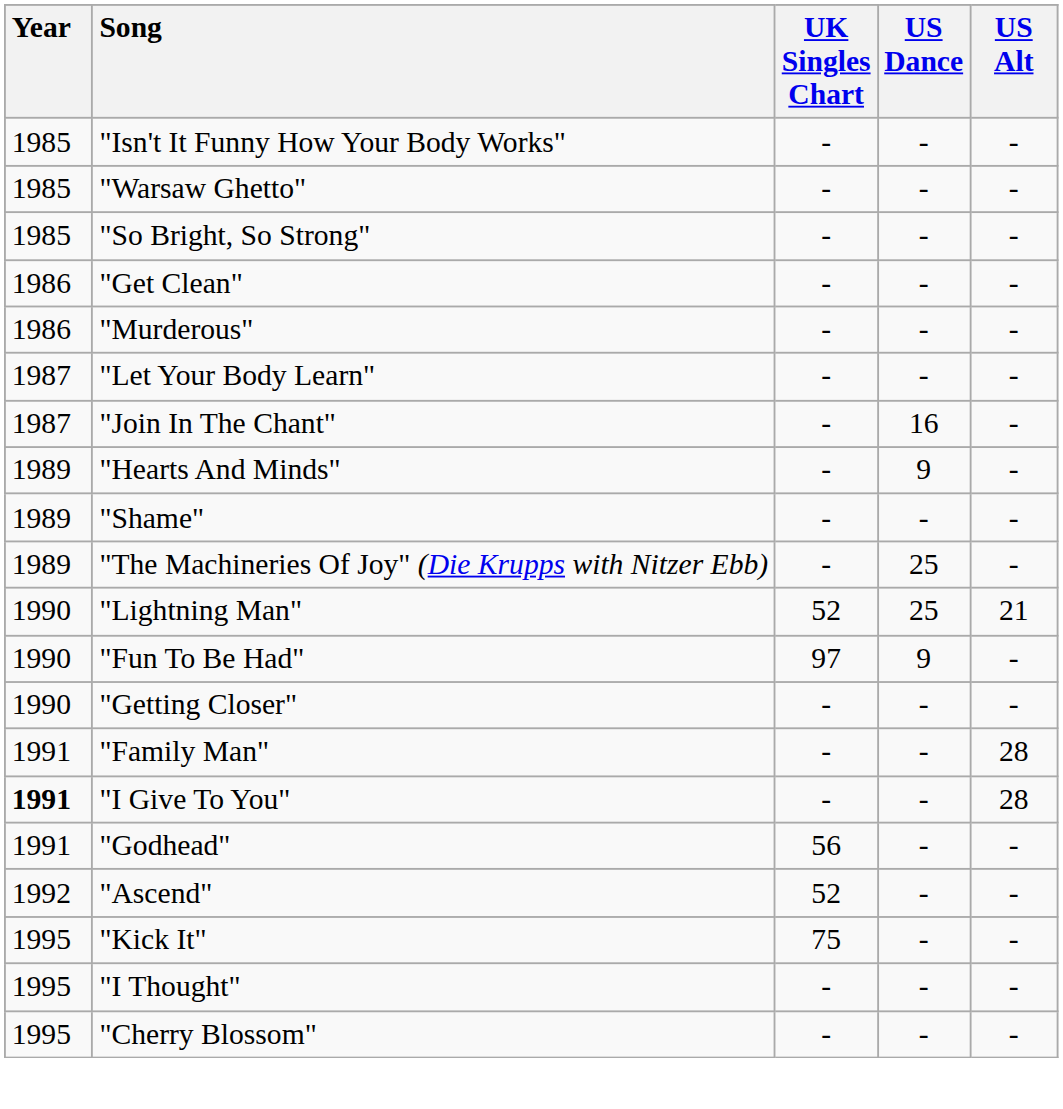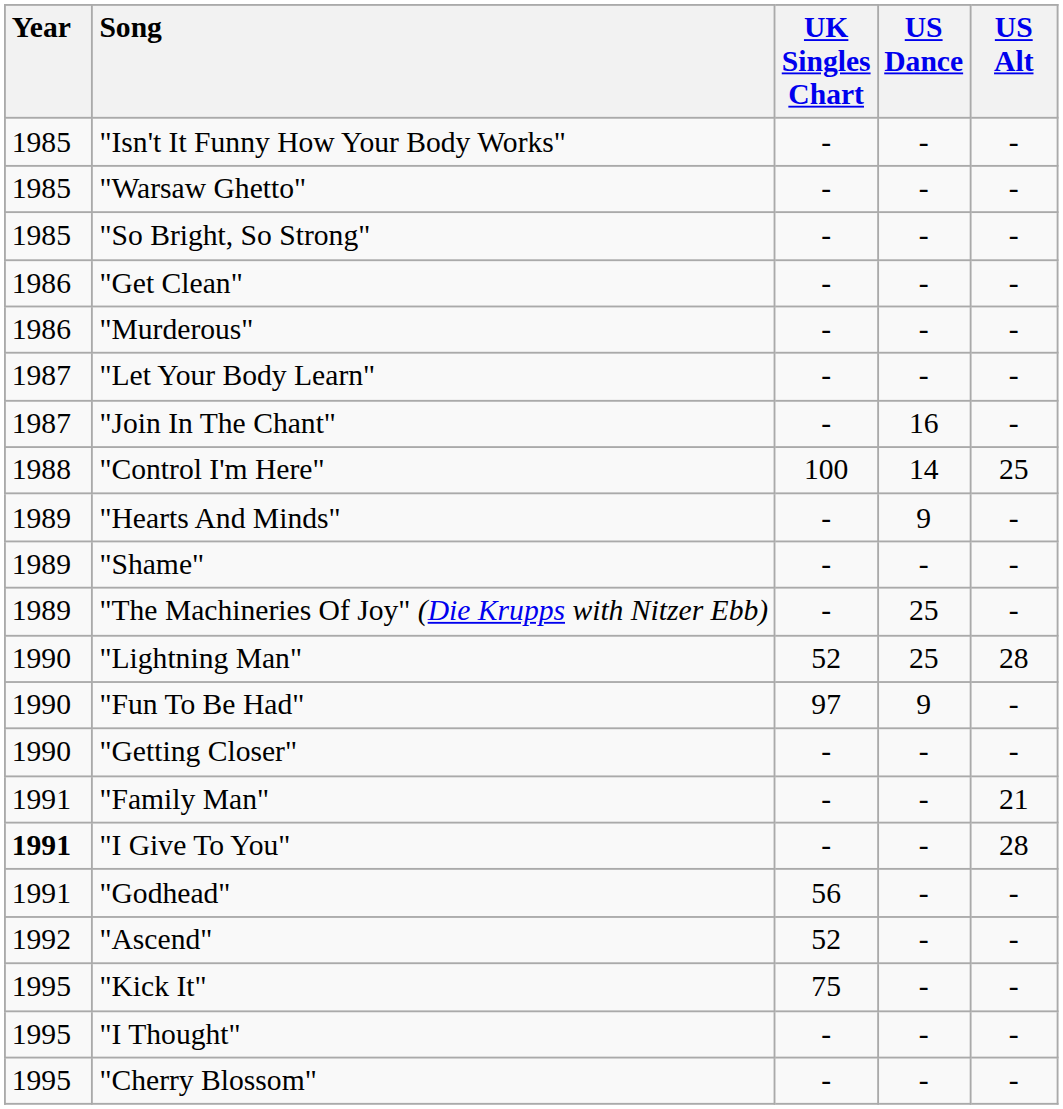+ row: (212, 470)
(1014, 610) 21 -> (1014, 657) 28
(1014, 751) 28 -> (1014, 798) 21
